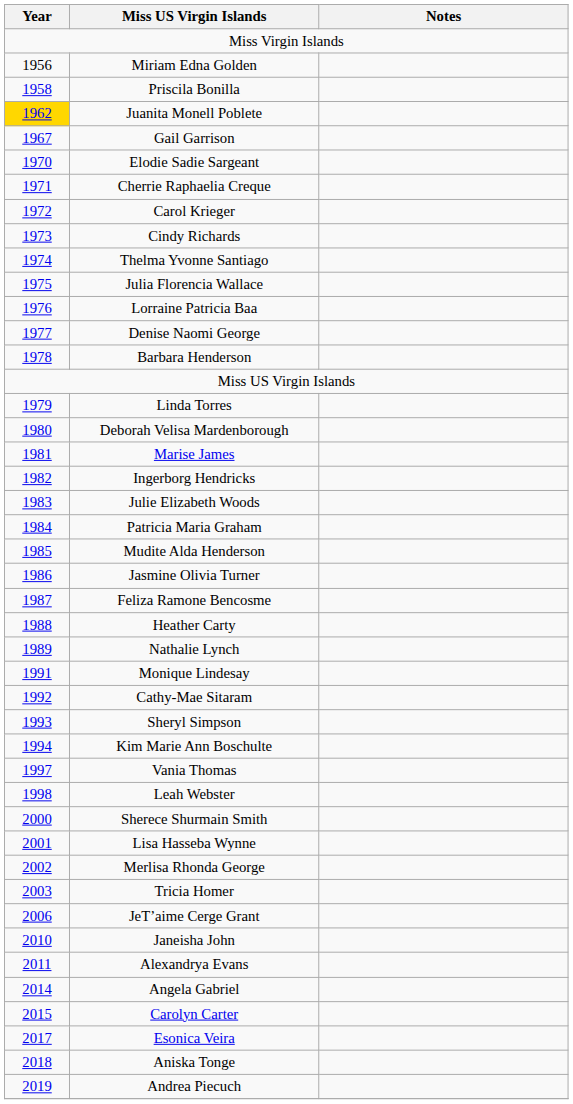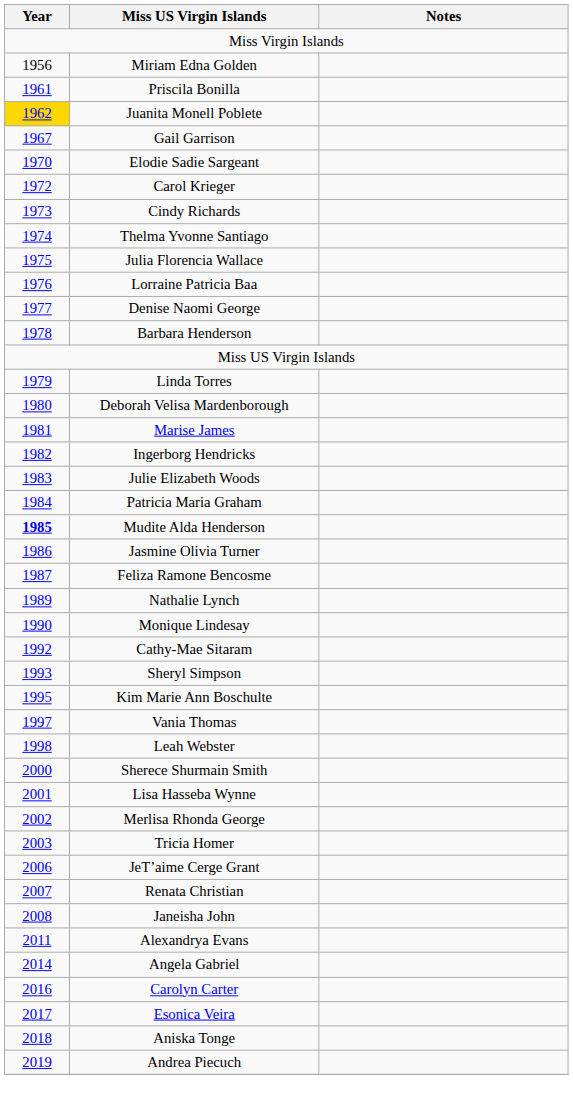(37, 89) 1958 -> (37, 89) 1961
- row: (194, 187)
(37, 551) normal -> (37, 527) bold
- row: (194, 624)
(37, 673) 1991 -> (37, 624) 1990
(37, 746) 1994 -> (37, 697) 1995
+ row: (194, 892)
(37, 940) 2010 -> (37, 916) 2008
(37, 1013) 2015 -> (37, 989) 2016
